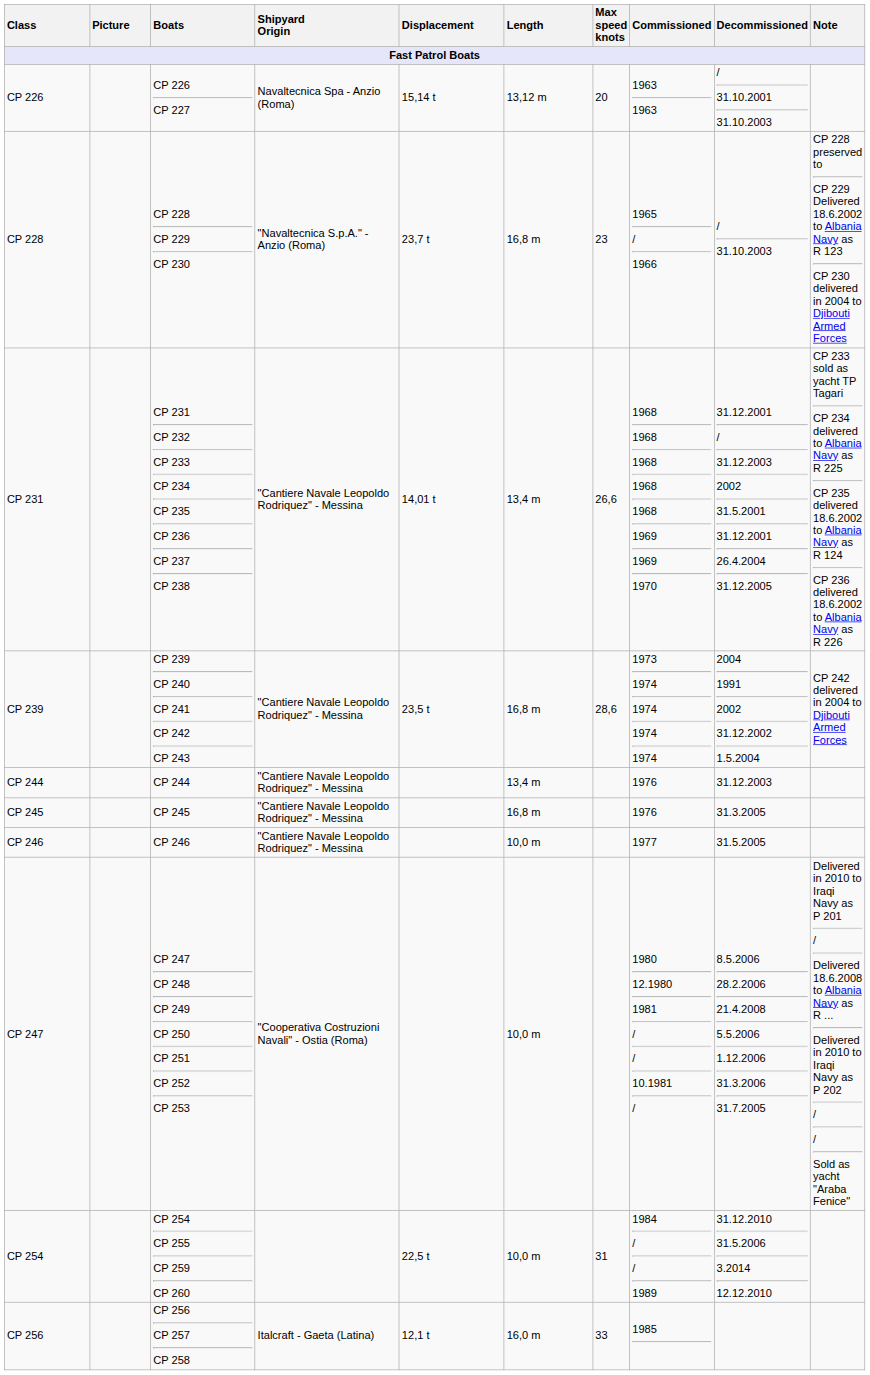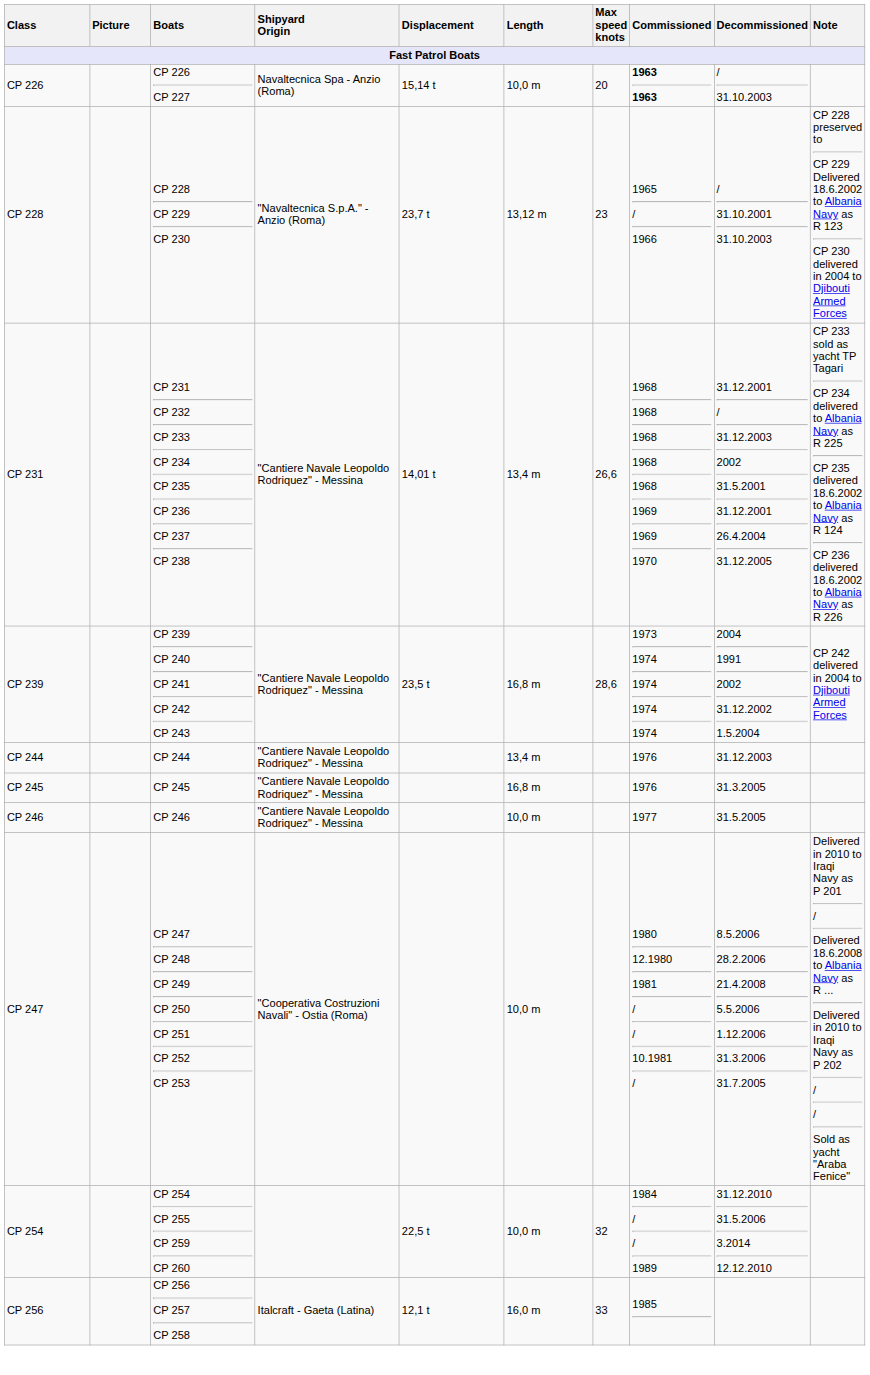(527, 97) 13,12 m -> (524, 85) 10,0 m
(672, 97) normal -> (672, 85) bold
(762, 97) / 31.10.2001 31.10.2003 -> (762, 85) / 31.10.2003
(524, 239) 16,8 m -> (527, 214) 13,12 m
(762, 239) / 31.10.2003 -> (762, 214) / 31.10.2001 31.10.2003
(601, 1256) 31 -> (601, 1231) 32
